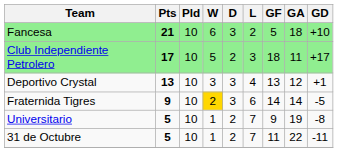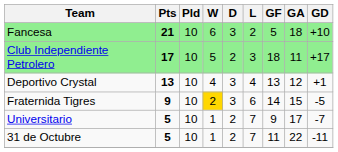(213, 82) 3 -> (213, 82) 4
(296, 100) 14 -> (296, 100) 15
(296, 119) 19 -> (296, 119) 17
(320, 119) -8 -> (320, 119) -7
